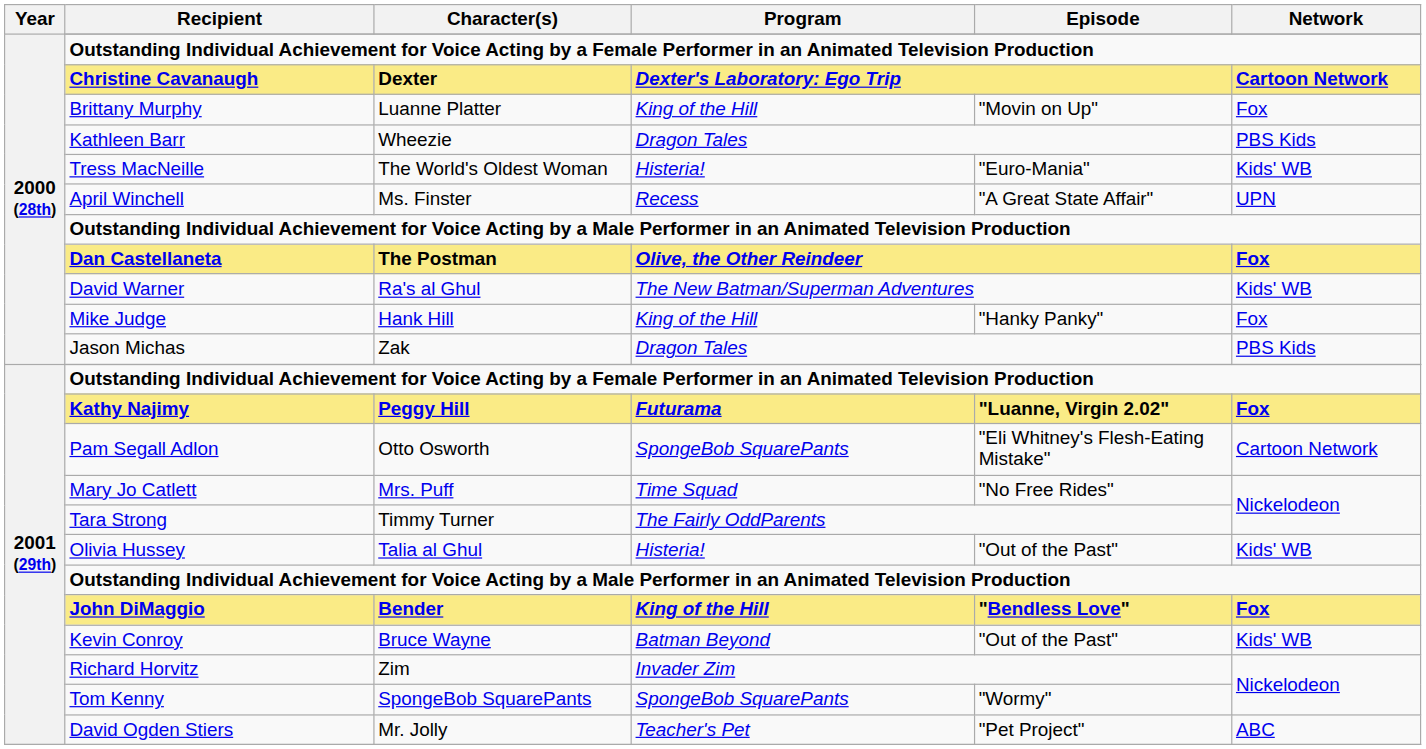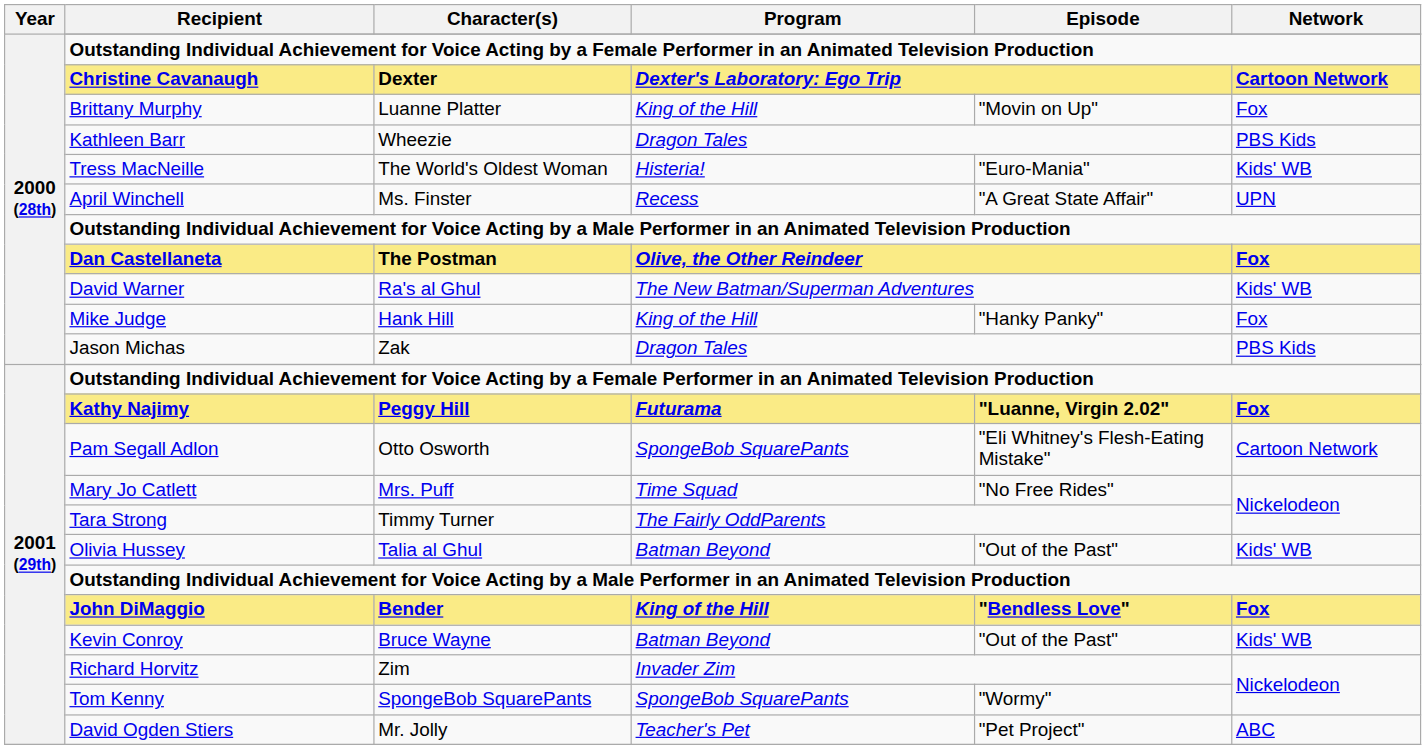(670, 549) Histeria! -> (703, 549) Batman Beyond
